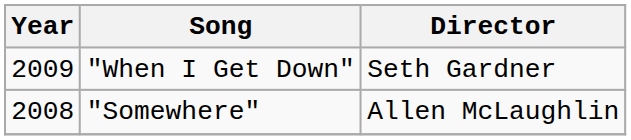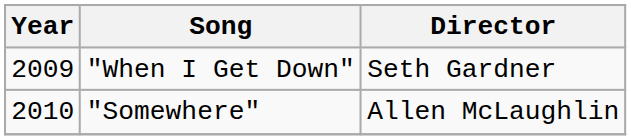(43, 112) 2008 -> (43, 112) 2010
